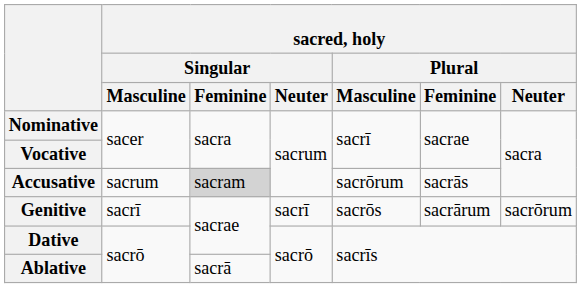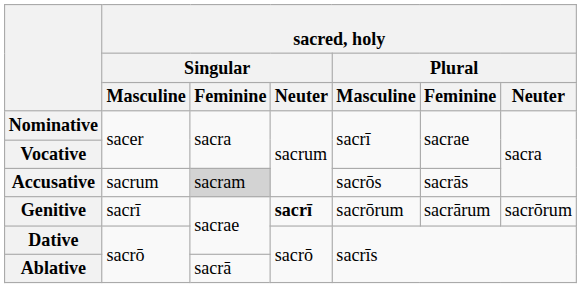(370, 182) sacrōrum -> (359, 182) sacrōs
(292, 211) normal -> (293, 211) bold
(359, 211) sacrōs -> (370, 211) sacrōrum
